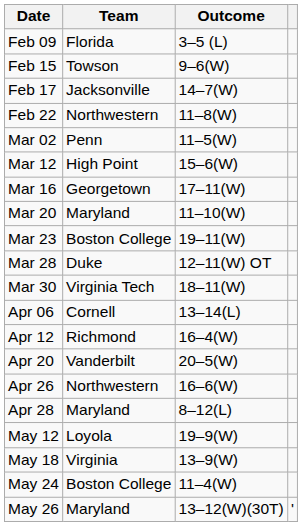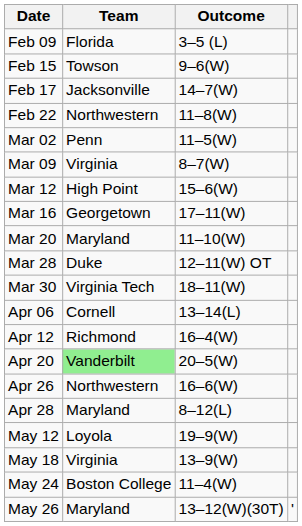+ row: (32, 164)
- row: (32, 238)
(100, 361) no background -> (100, 361) lightgreen background
